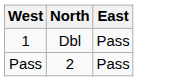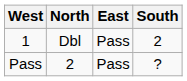+ column: (158, 16)
